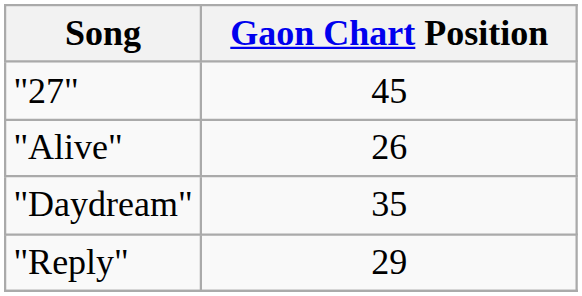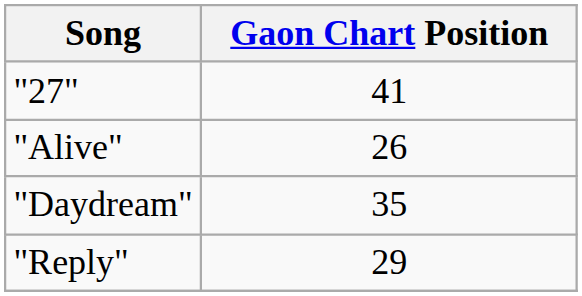(389, 90) 45 -> (389, 90) 41
